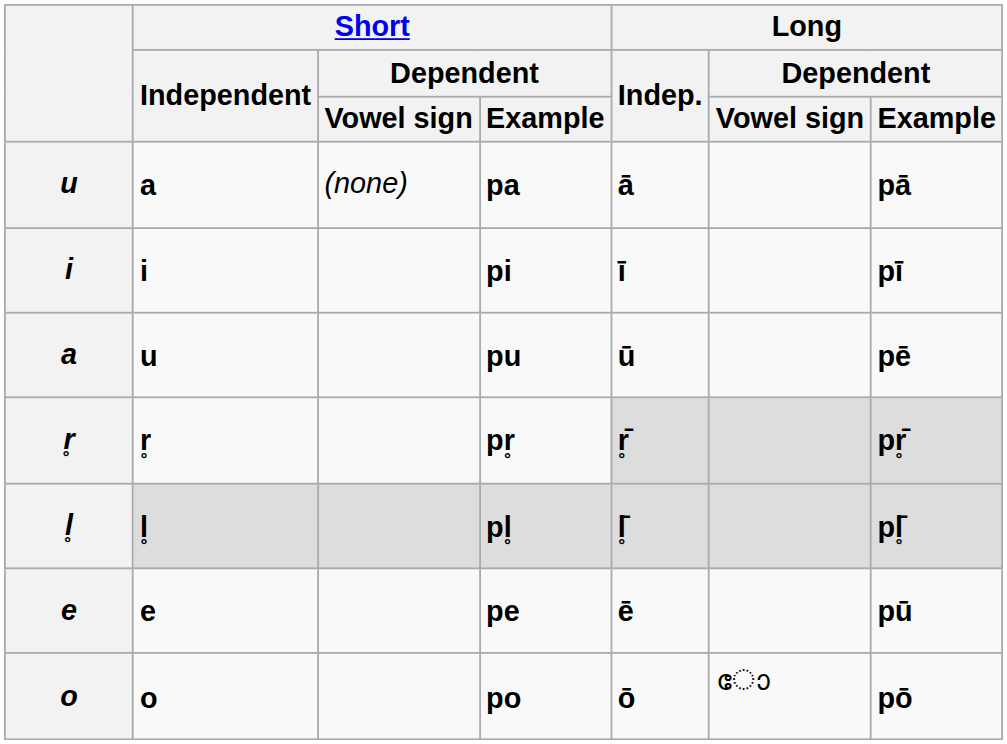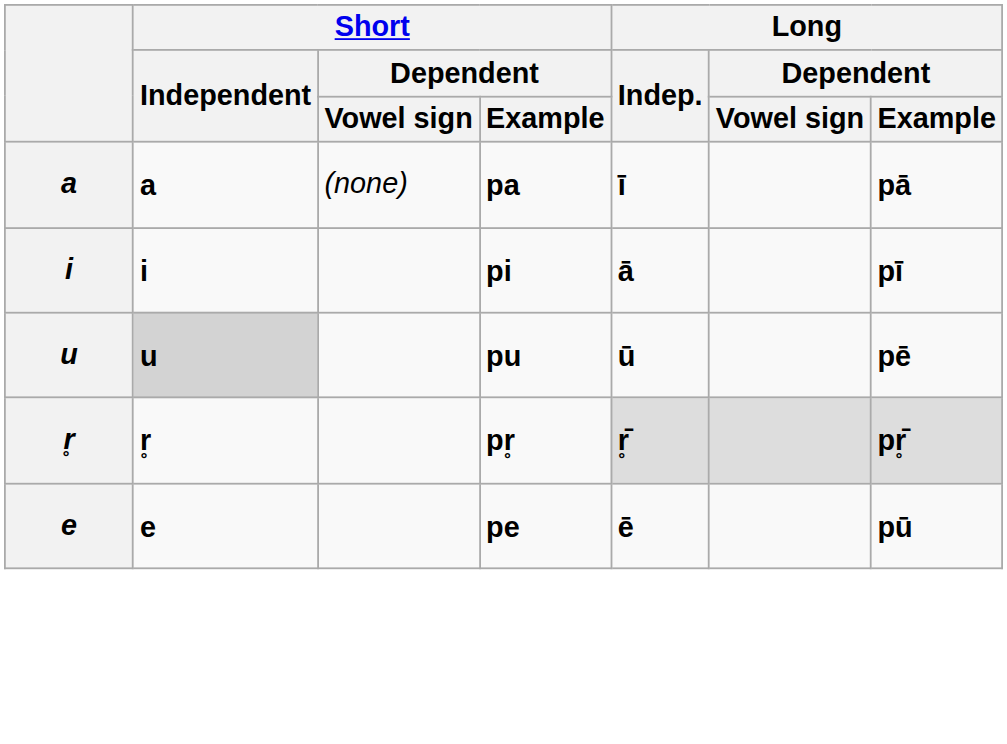(69, 184) u -> (69, 184) a
(626, 185) ā -> (622, 185) ī
(622, 271) ī -> (626, 271) ā
(69, 354) a -> (69, 354) u
(149, 356) no background -> (149, 356) lightgrey background
- row: (499, 527)
- row: (504, 697)
